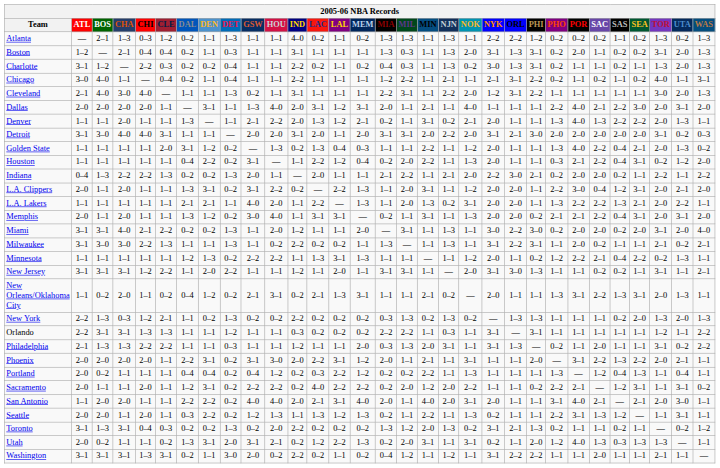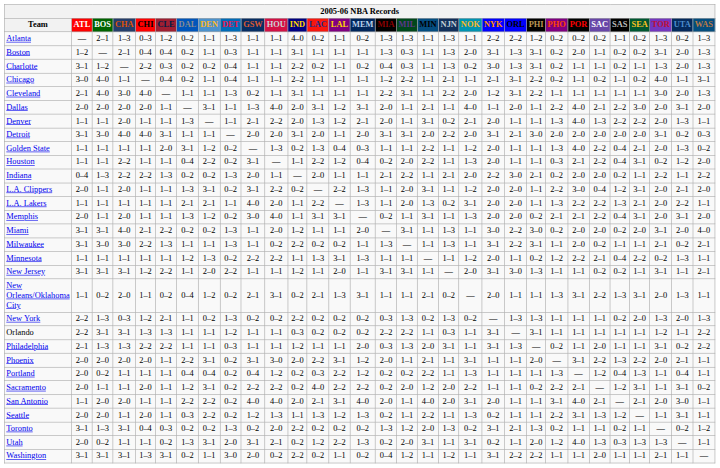(516, 107) 1–1 -> (516, 107) 2–0
(386, 120) 0–2 -> (386, 120) 2–0
(124, 162) 1–1 -> (124, 162) 2–2
